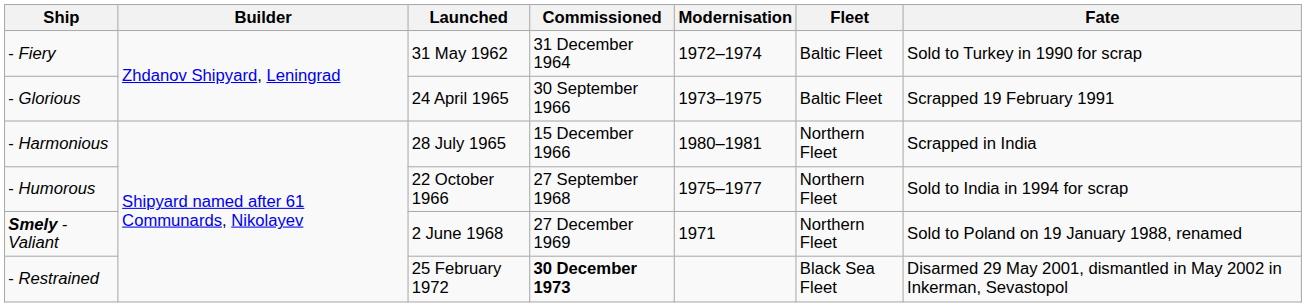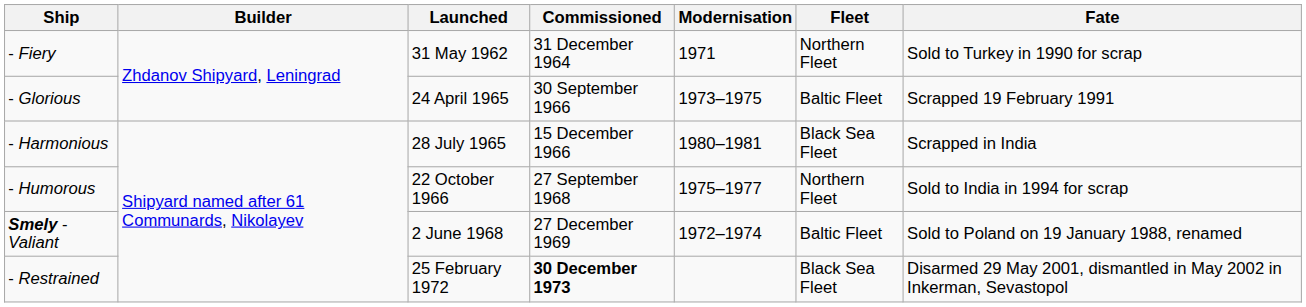(720, 53) 1972–1974 -> (697, 53) 1971
(841, 53) Baltic Fleet -> (832, 53) Northern Fleet
(832, 143) Northern Fleet -> (837, 143) Black Sea Fleet
(697, 233) 1971 -> (720, 233) 1972–1974
(832, 233) Northern Fleet -> (841, 233) Baltic Fleet
